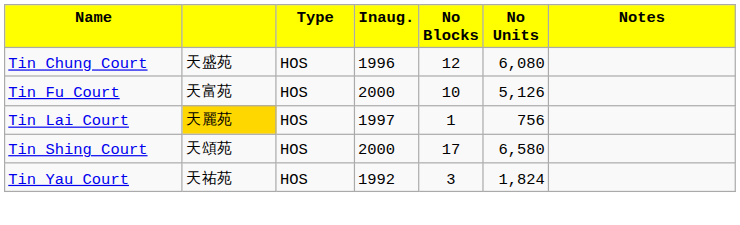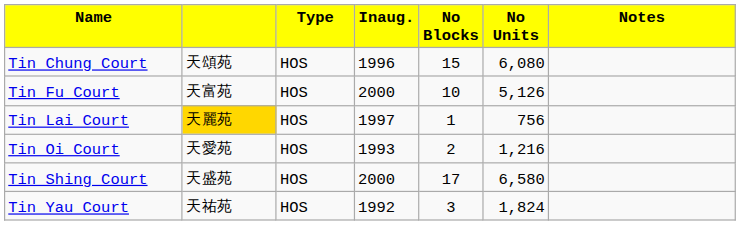(209, 63) 天盛苑 -> (209, 63) 天頌苑
(451, 64) 12 -> (451, 64) 15
+ row: (64, 150)
(209, 149) 天頌苑 -> (209, 178) 天盛苑
